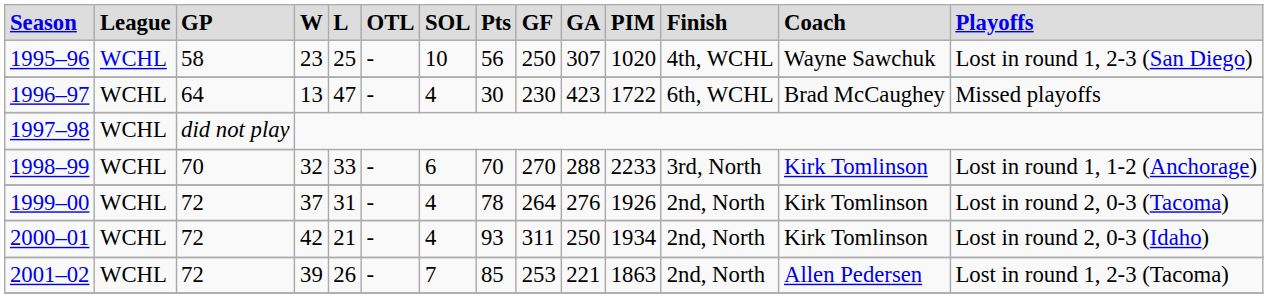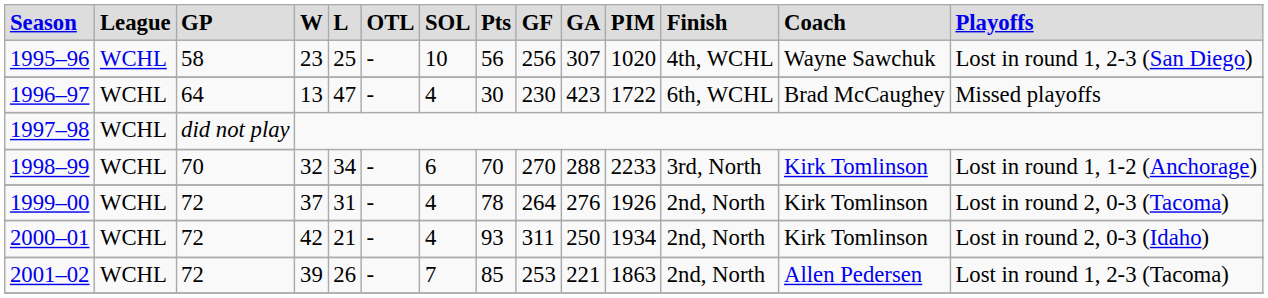(539, 58) 250 -> (539, 58) 256
(345, 166) 33 -> (345, 166) 34
